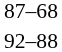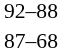rows swapped: (31, 41) <-> (31, 11)
